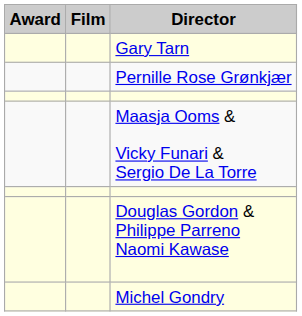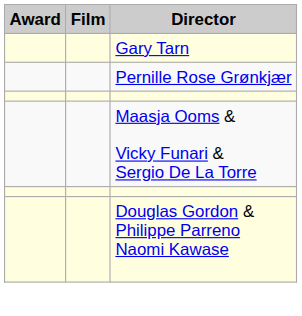- row: (35, 297)
